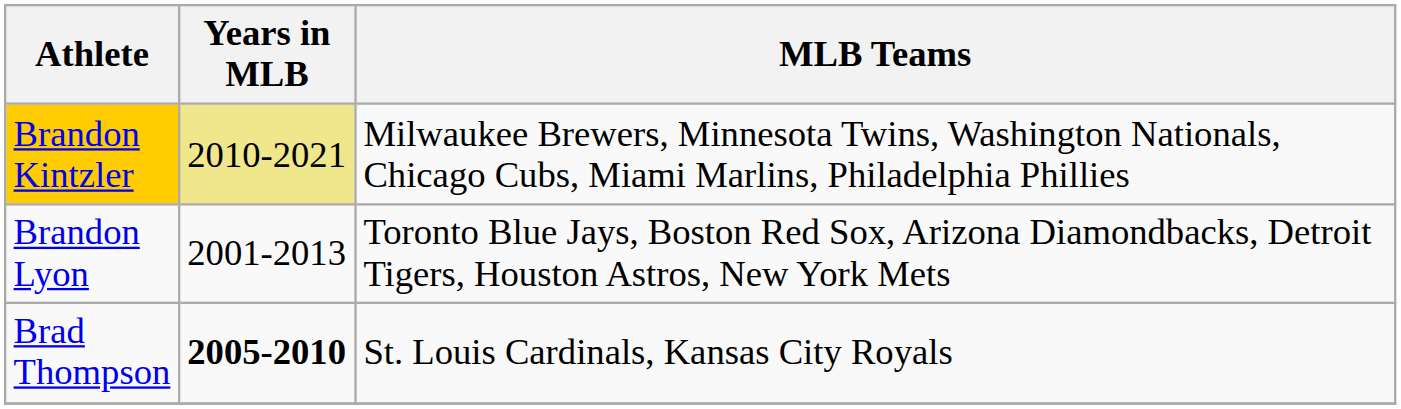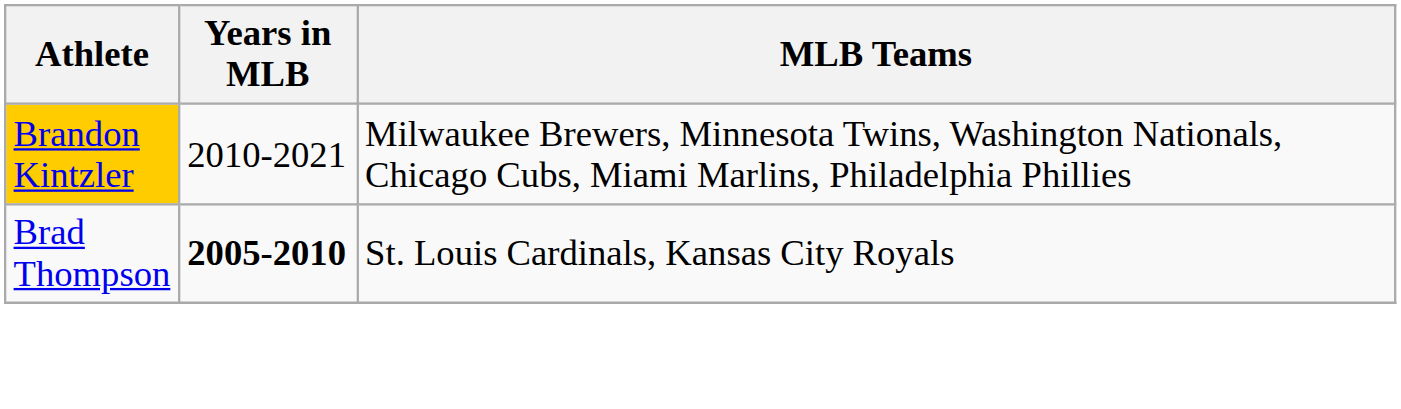(267, 153) khaki background -> (267, 153) no background
- row: (77, 252)
